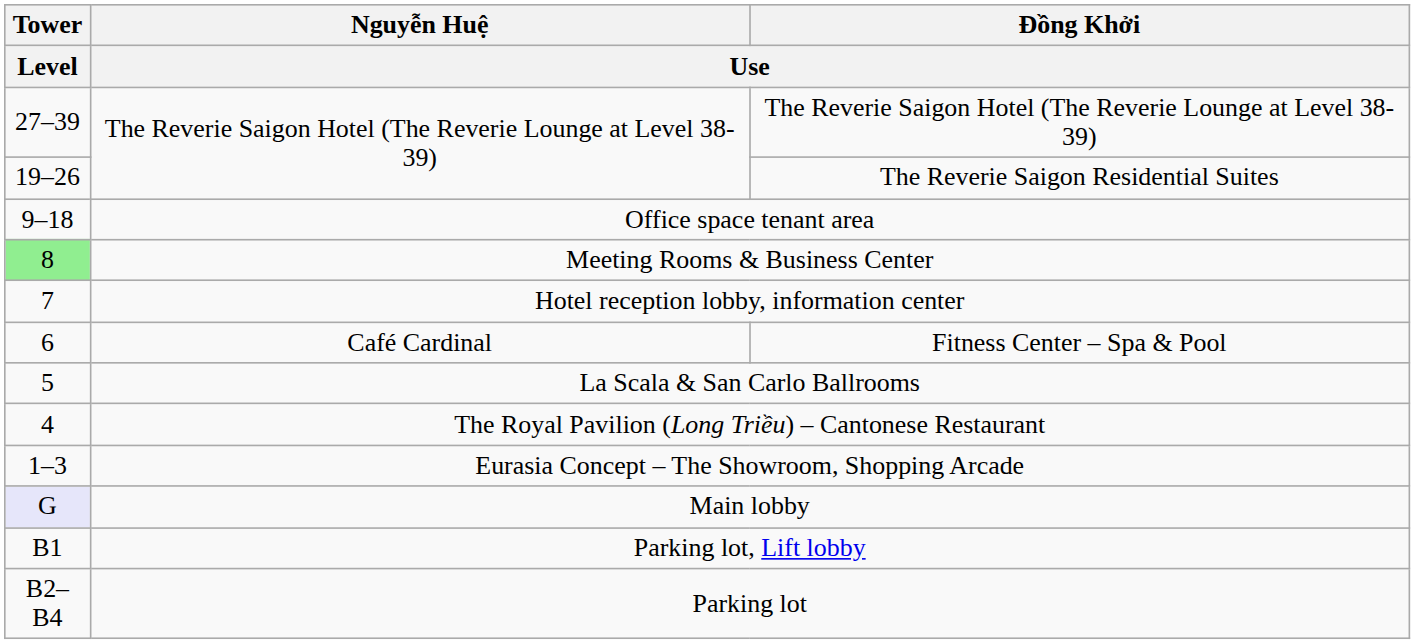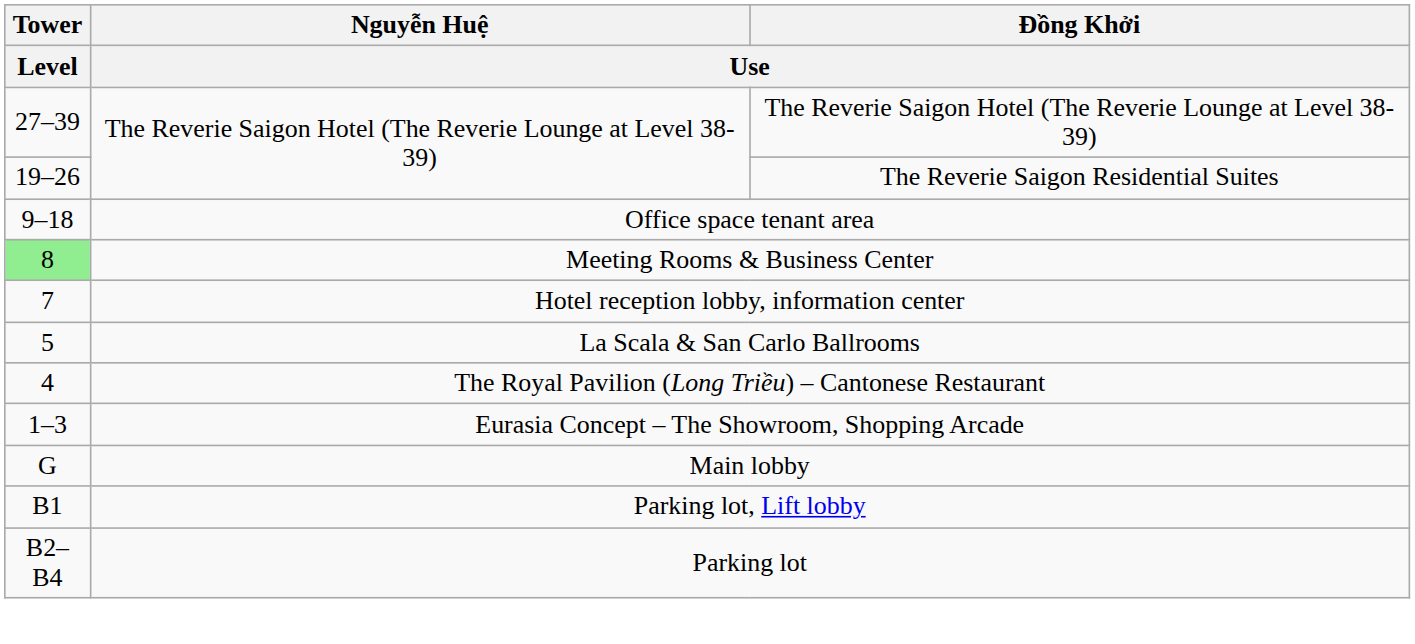- row: (1079, 341)
(47, 506) lavender background -> (47, 465) no background
